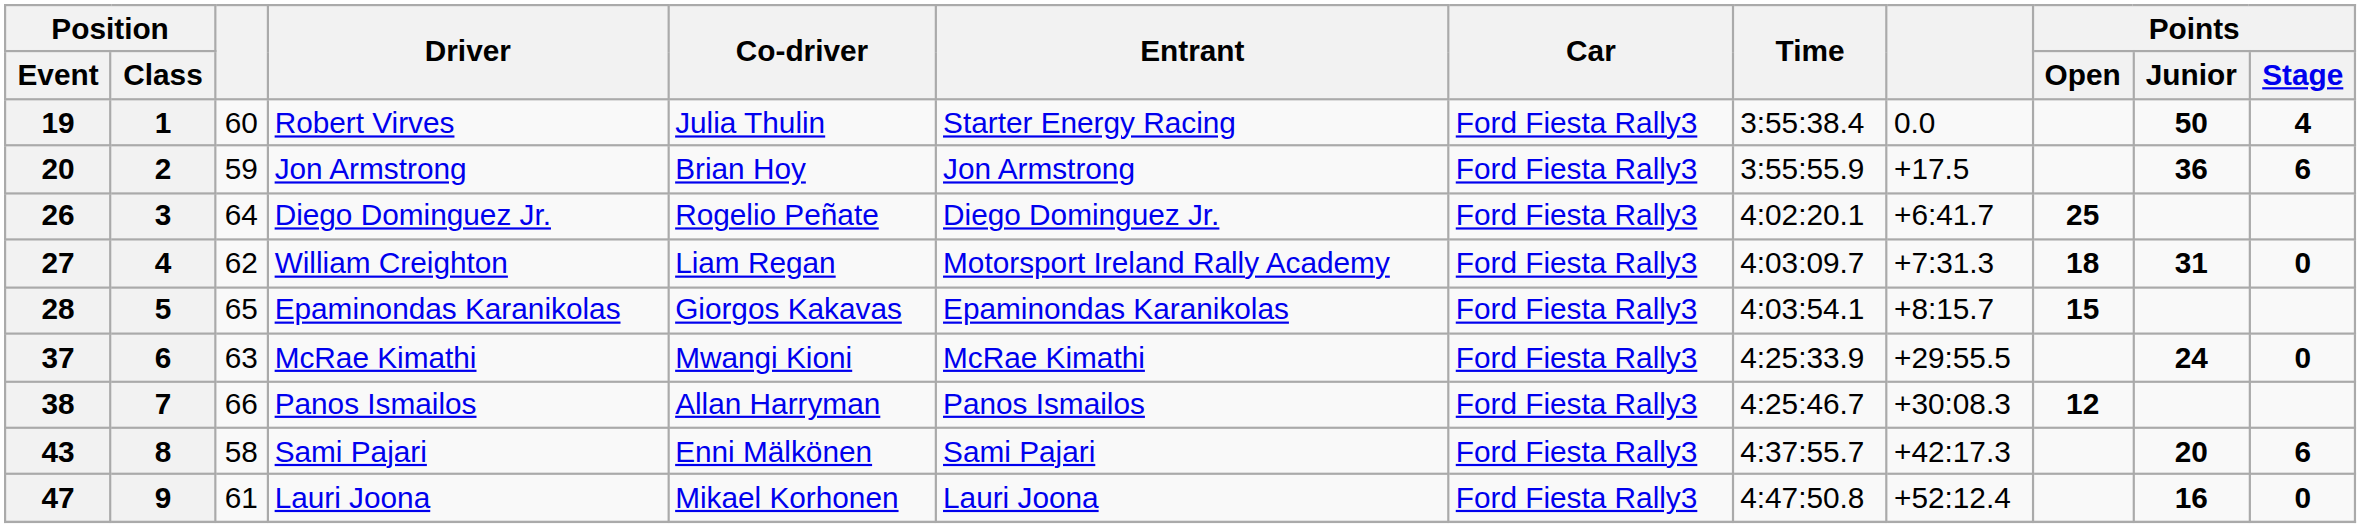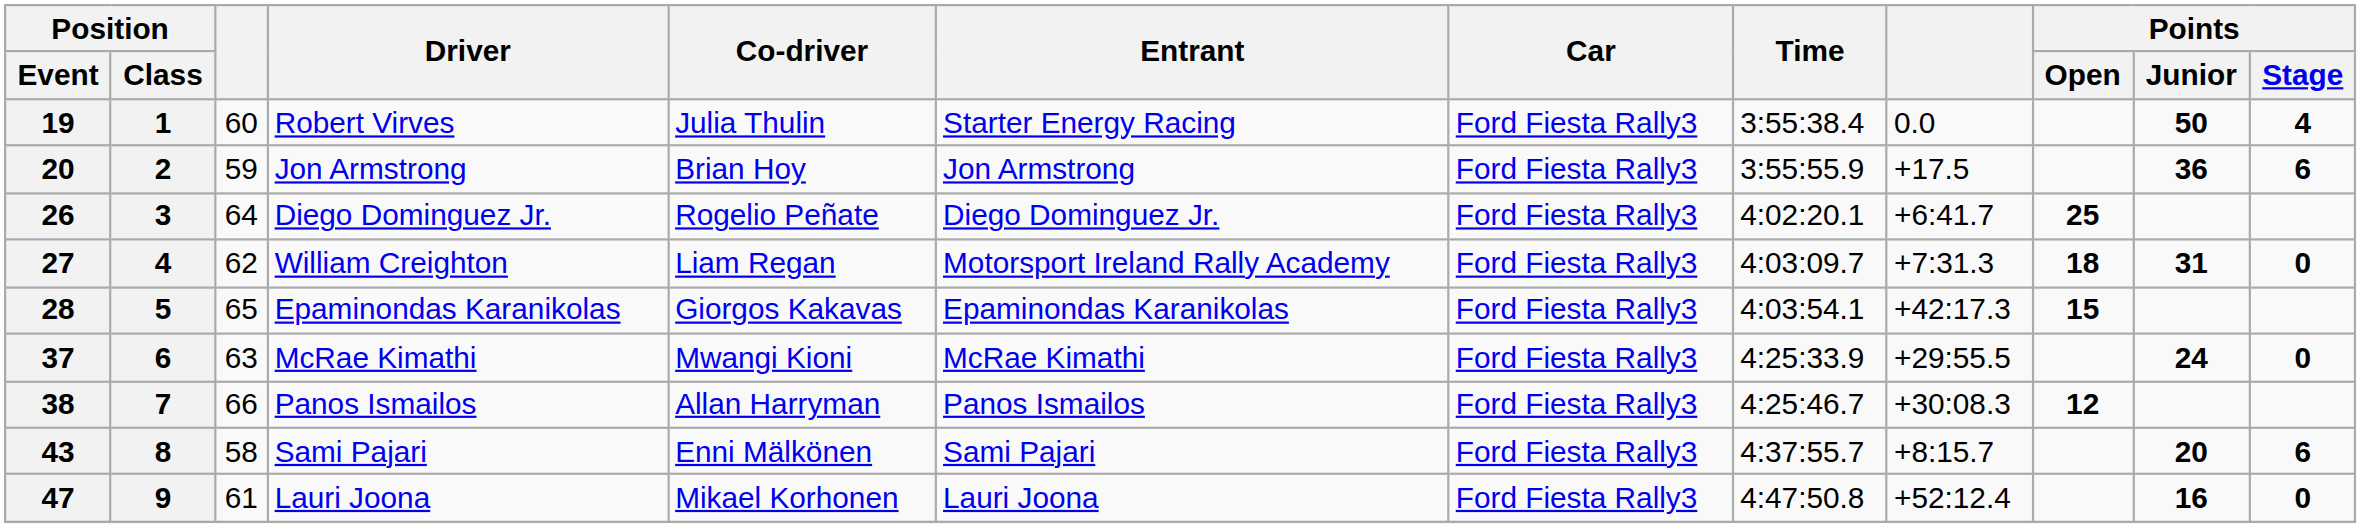(1944, 310) +8:15.7 -> (1952, 310) +42:17.3
(1952, 451) +42:17.3 -> (1944, 451) +8:15.7
